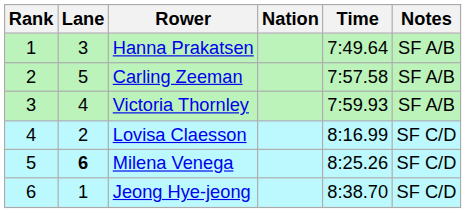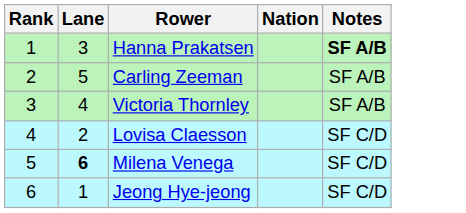- column: (358, 18)
(426, 47) normal -> (357, 47) bold
